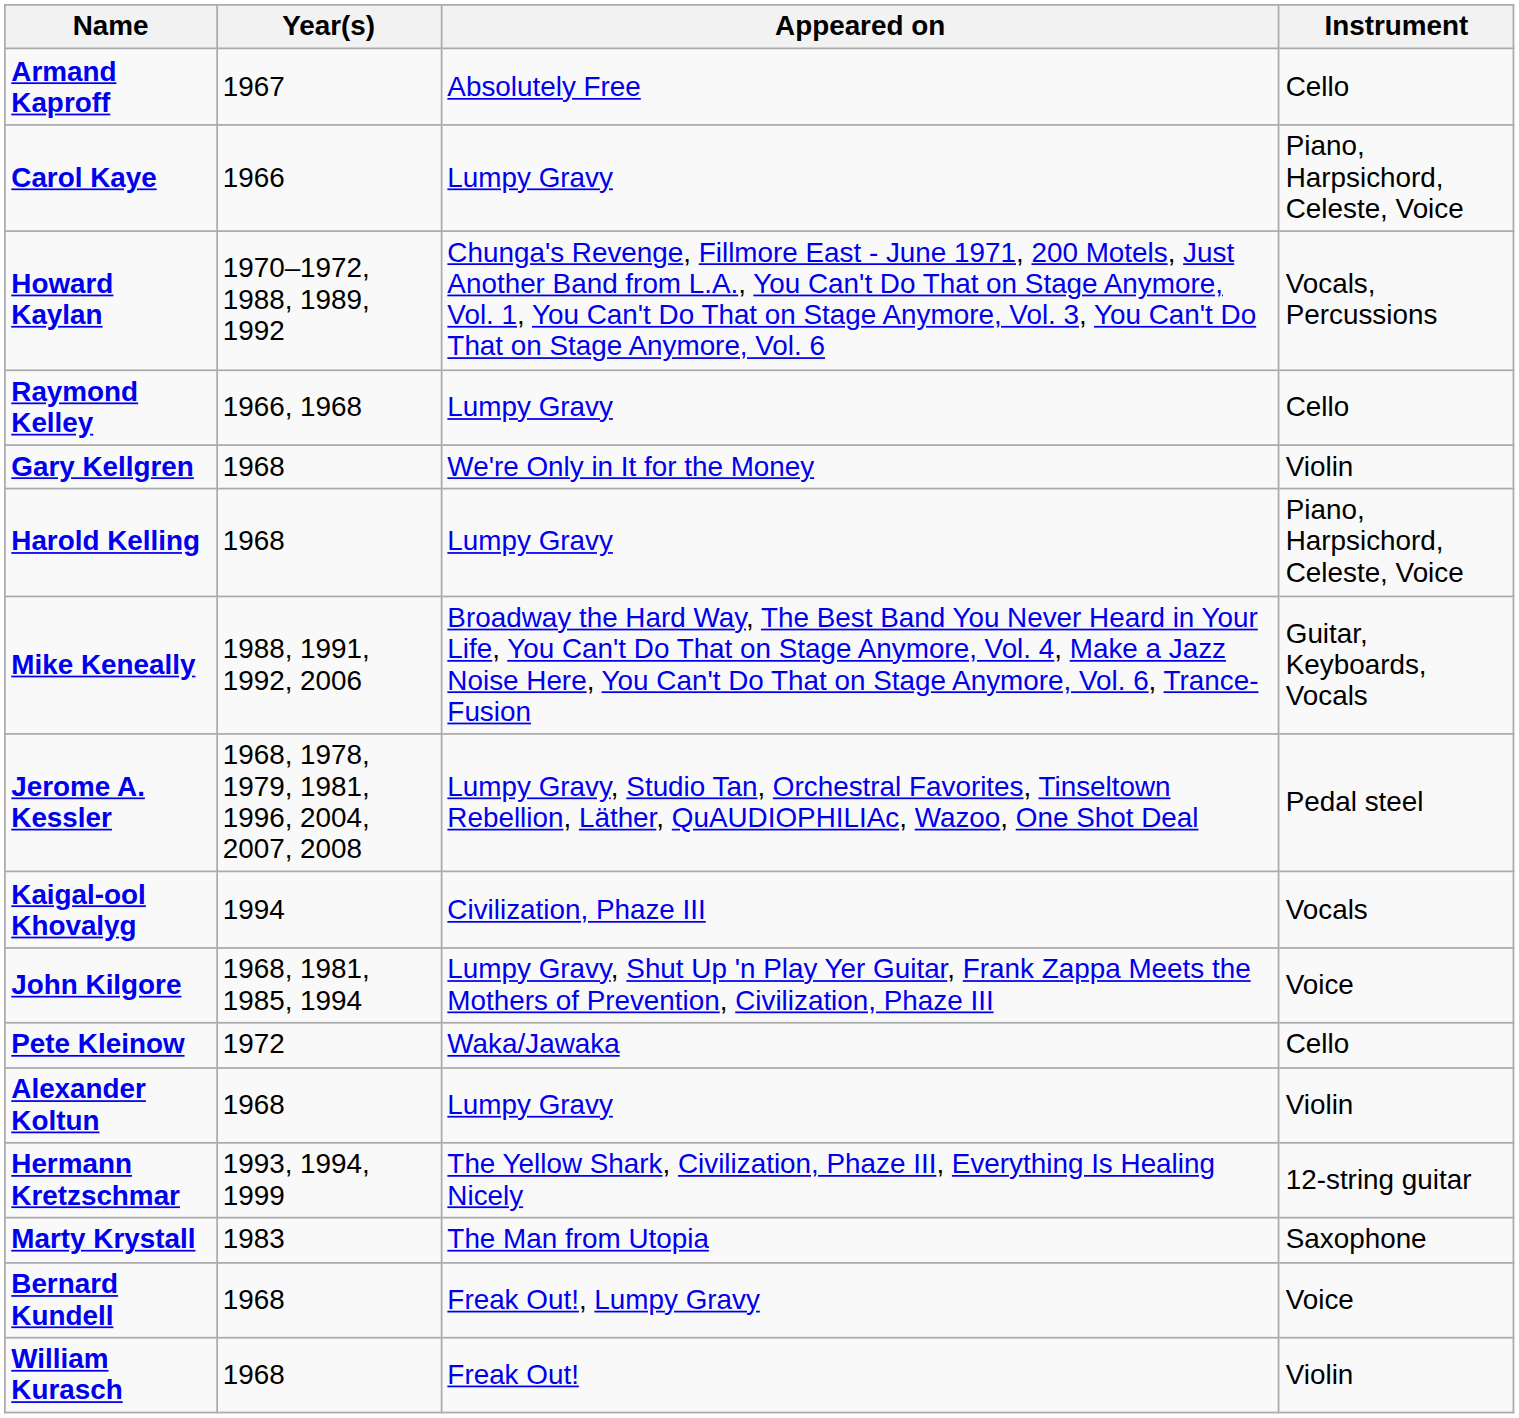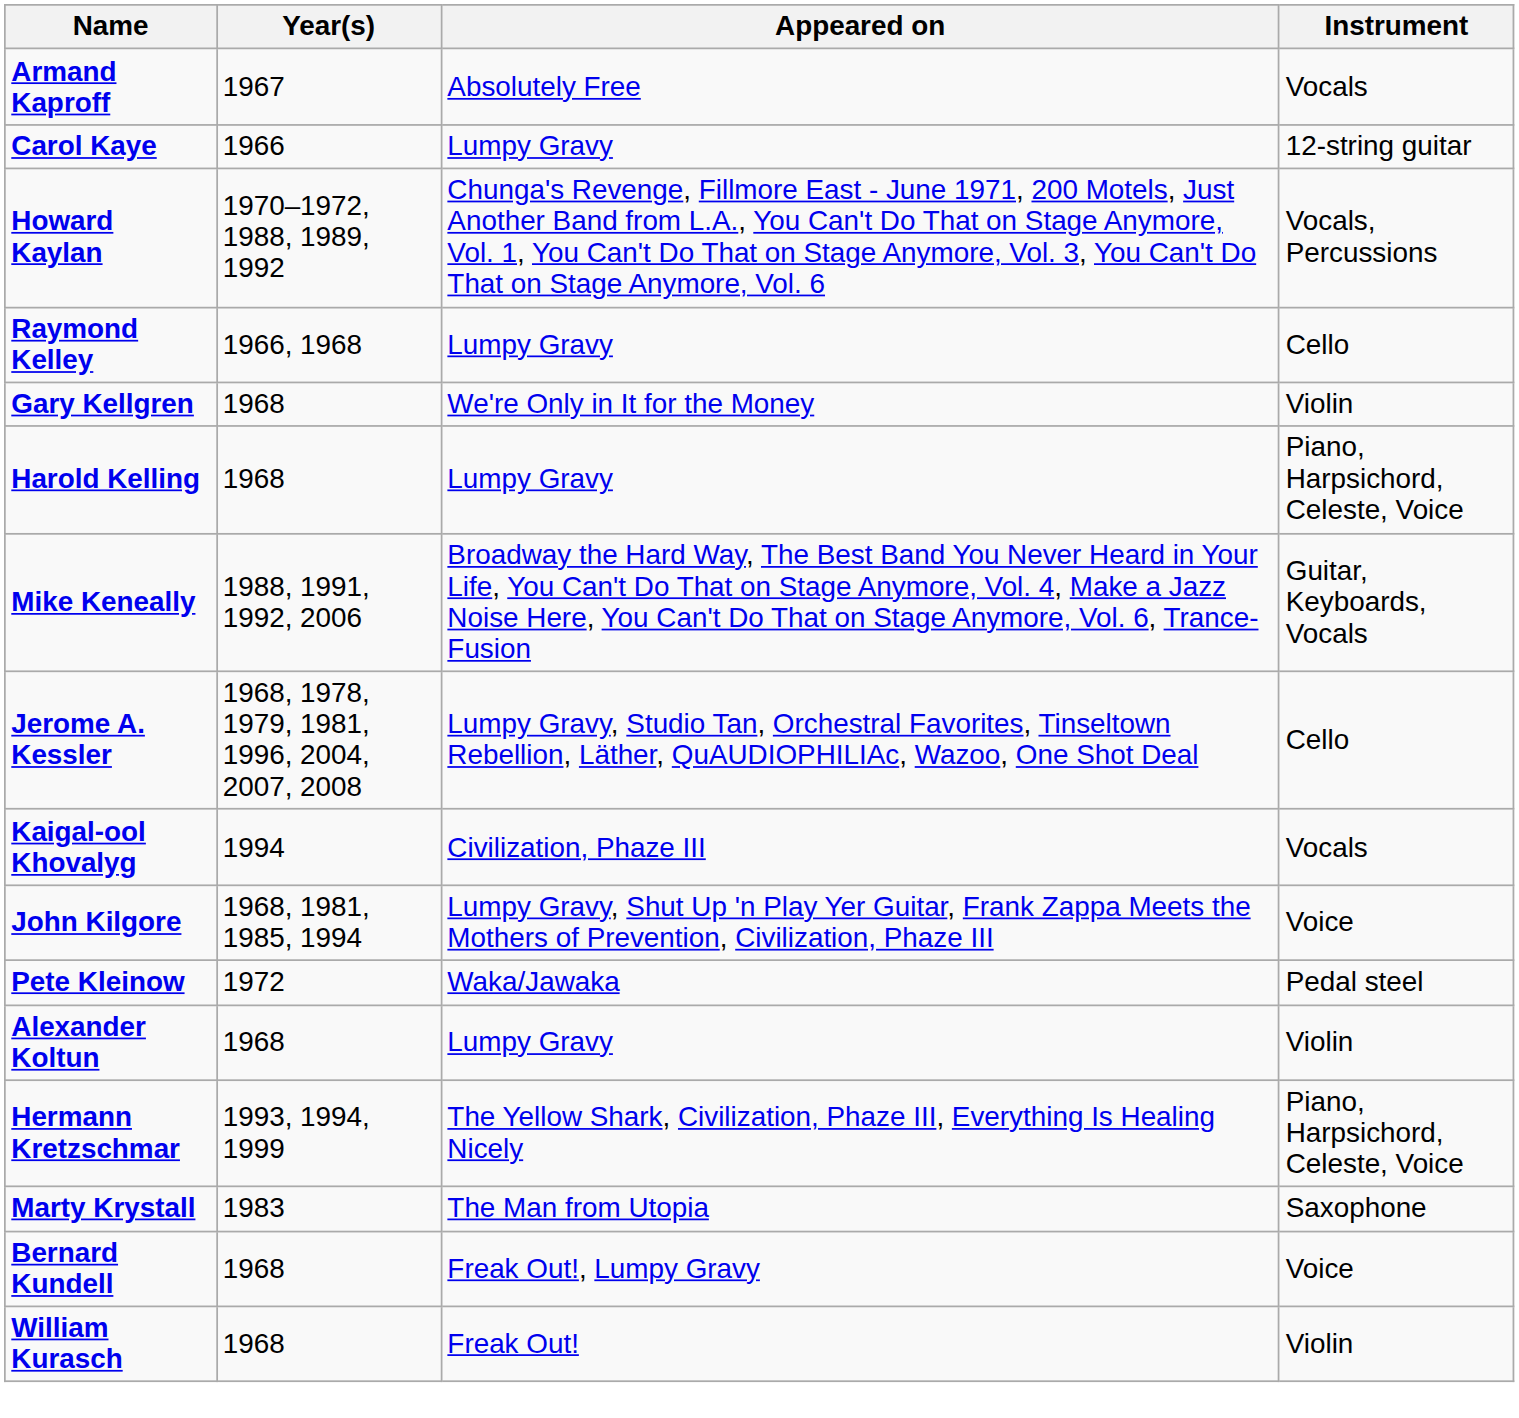(1317, 86) Cello -> (1327, 86) Vocals
(1375, 177) Piano, Harpsichord, Celeste, Voice -> (1379, 146) 12-string guitar
(1355, 802) Pedal steel -> (1317, 739) Cello
(1317, 1044) Cello -> (1355, 982) Pedal steel
(1379, 1179) 12-string guitar -> (1375, 1132) Piano, Harpsichord, Celeste, Voice
